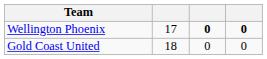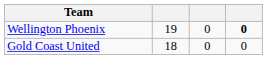(171, 29) 17 -> (171, 29) 19
(207, 29) bold -> (207, 29) normal
